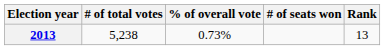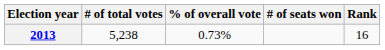(362, 34) 13 -> (362, 34) 16
